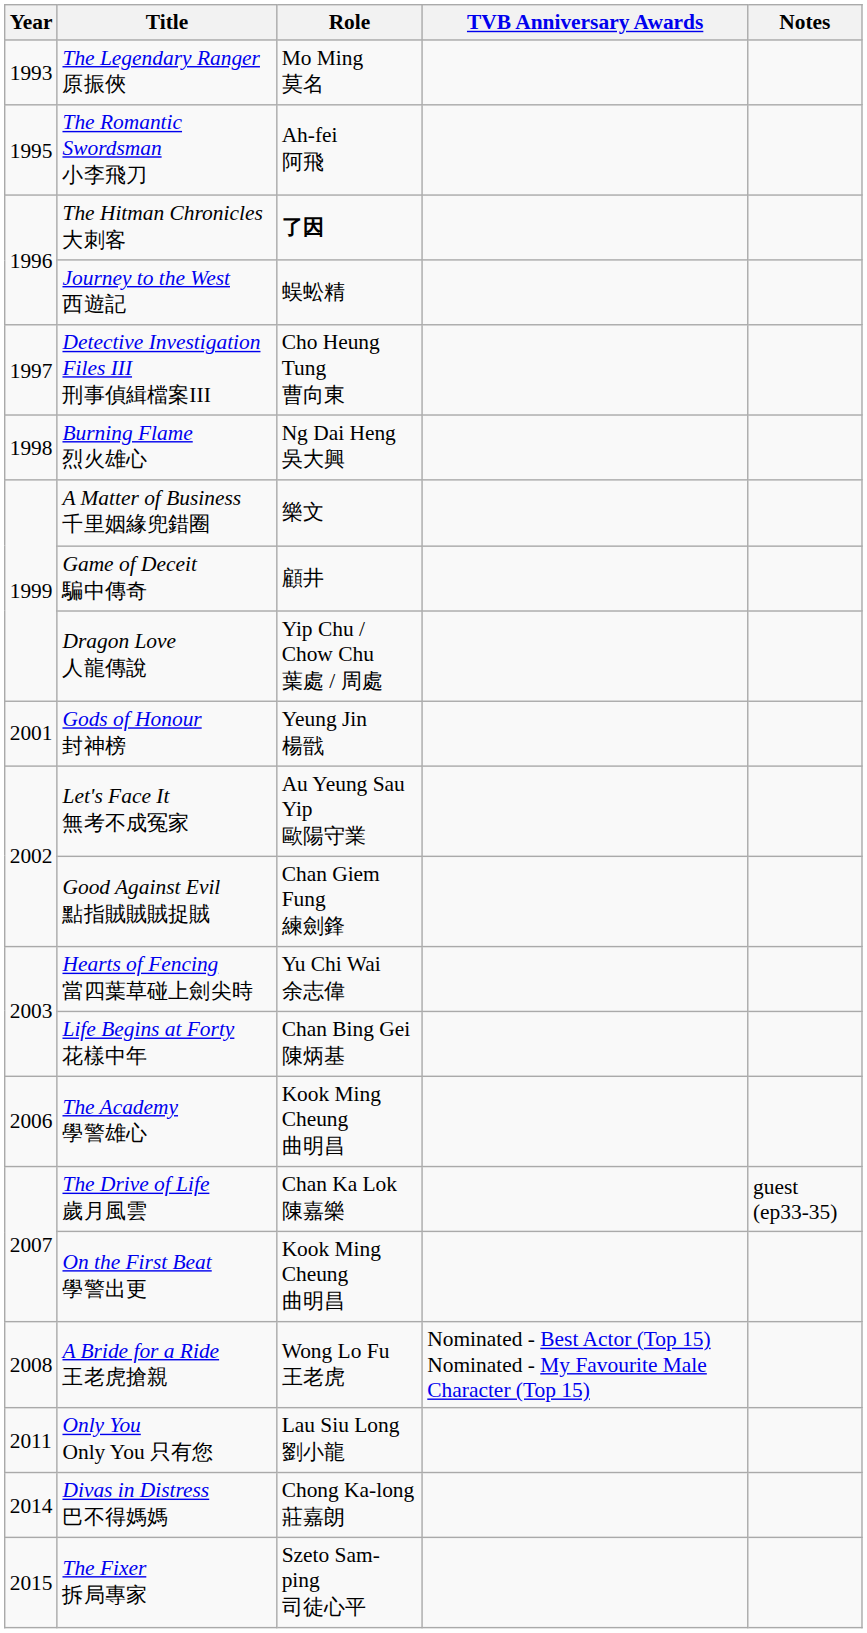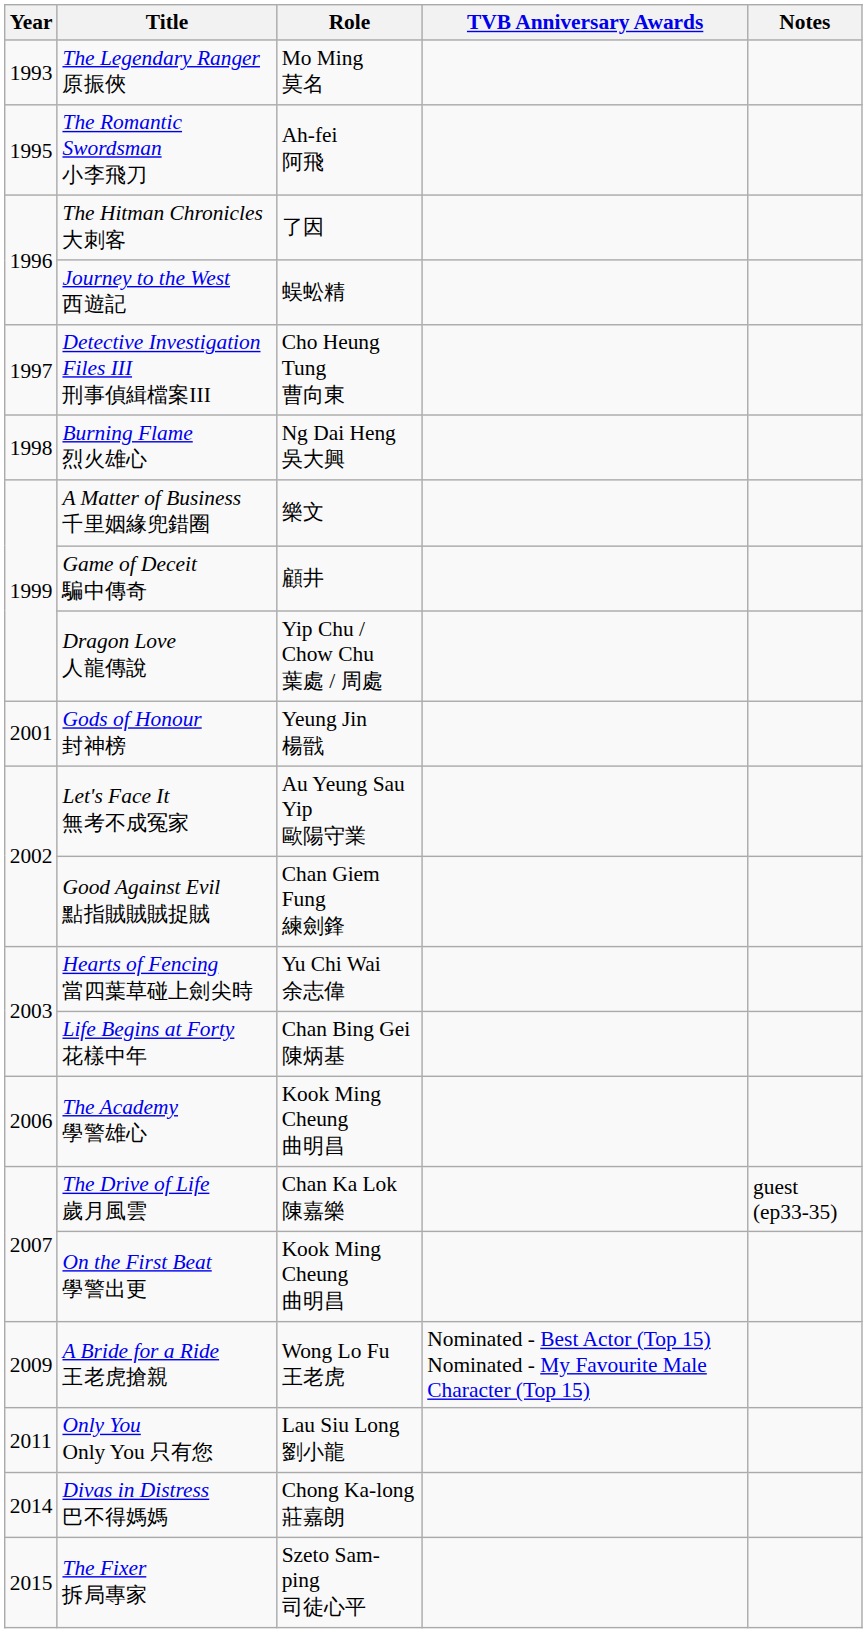(303, 227) bold -> (303, 227) normal
(31, 1364) 2008 -> (31, 1364) 2009
